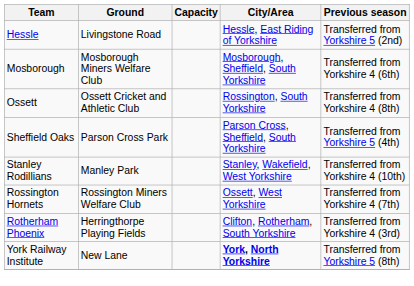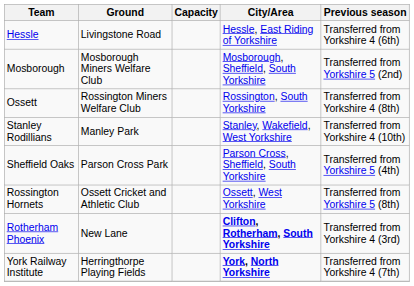(363, 35) Transferred from Yorkshire 5 (2nd) -> (362, 35) Transferred from Yorkshire 4 (6th)
(362, 69) Transferred from Yorkshire 4 (6th) -> (363, 69) Transferred from Yorkshire 5 (2nd)
(124, 103) Ossett Cricket and Athletic Club -> (124, 103) Rossington Miners Welfare Club
rows swapped: (40, 137) <-> (29, 171)
(124, 199) Rossington Miners Welfare Club -> (124, 199) Ossett Cricket and Athletic Club
(362, 199) Transferred from Yorkshire 4 (7th) -> (362, 199) Transferred from Yorkshire 5 (8th)
(113, 227) Herringthorpe Playing Fields -> (104, 233) New Lane
(267, 227) normal -> (268, 233) bold
(104, 255) New Lane -> (113, 267) Herringthorpe Playing Fields
(362, 255) Transferred from Yorkshire 5 (8th) -> (362, 267) Transferred from Yorkshire 4 (7th)
